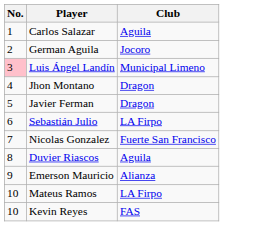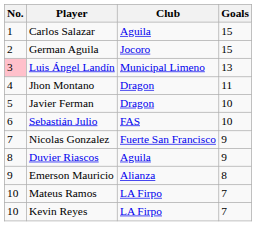+ column: (235, 13)
(141, 121) LA Firpo -> (130, 121) FAS
(130, 211) FAS -> (141, 211) LA Firpo
